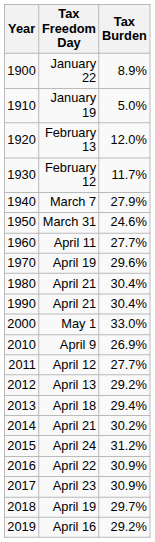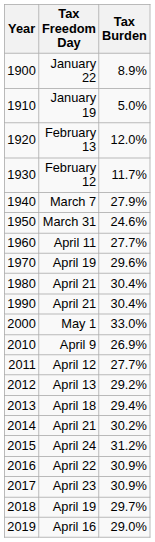(129, 527) 29.2% -> (129, 527) 29.0%
